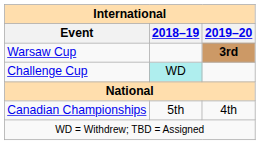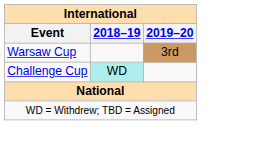(229, 52) bold -> (170, 52) normal
- row: (77, 110)
